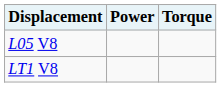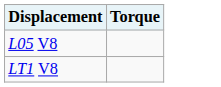- column: (132, 17)
